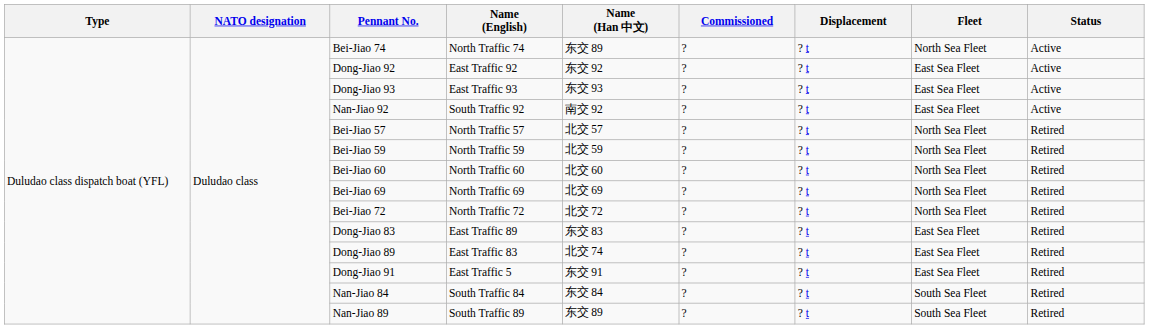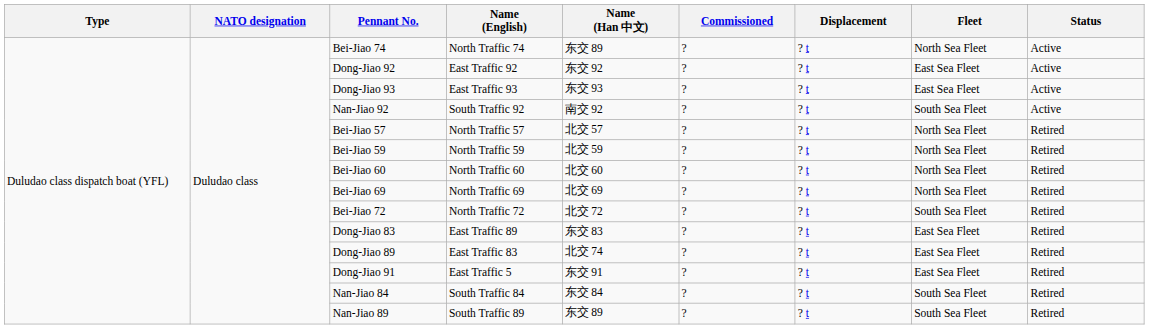(947, 109) East Sea Fleet -> (950, 109) South Sea Fleet
(950, 211) North Sea Fleet -> (950, 211) South Sea Fleet
